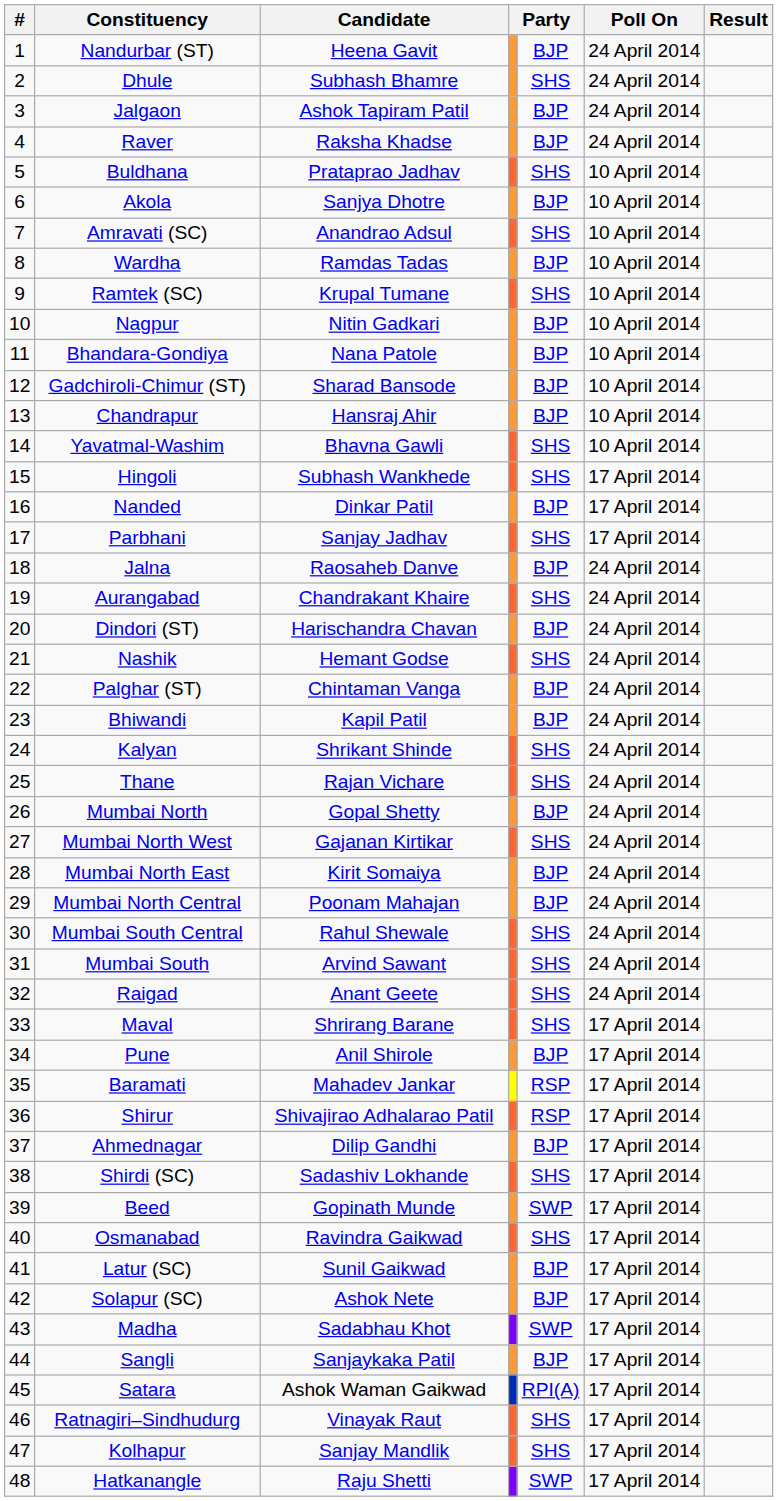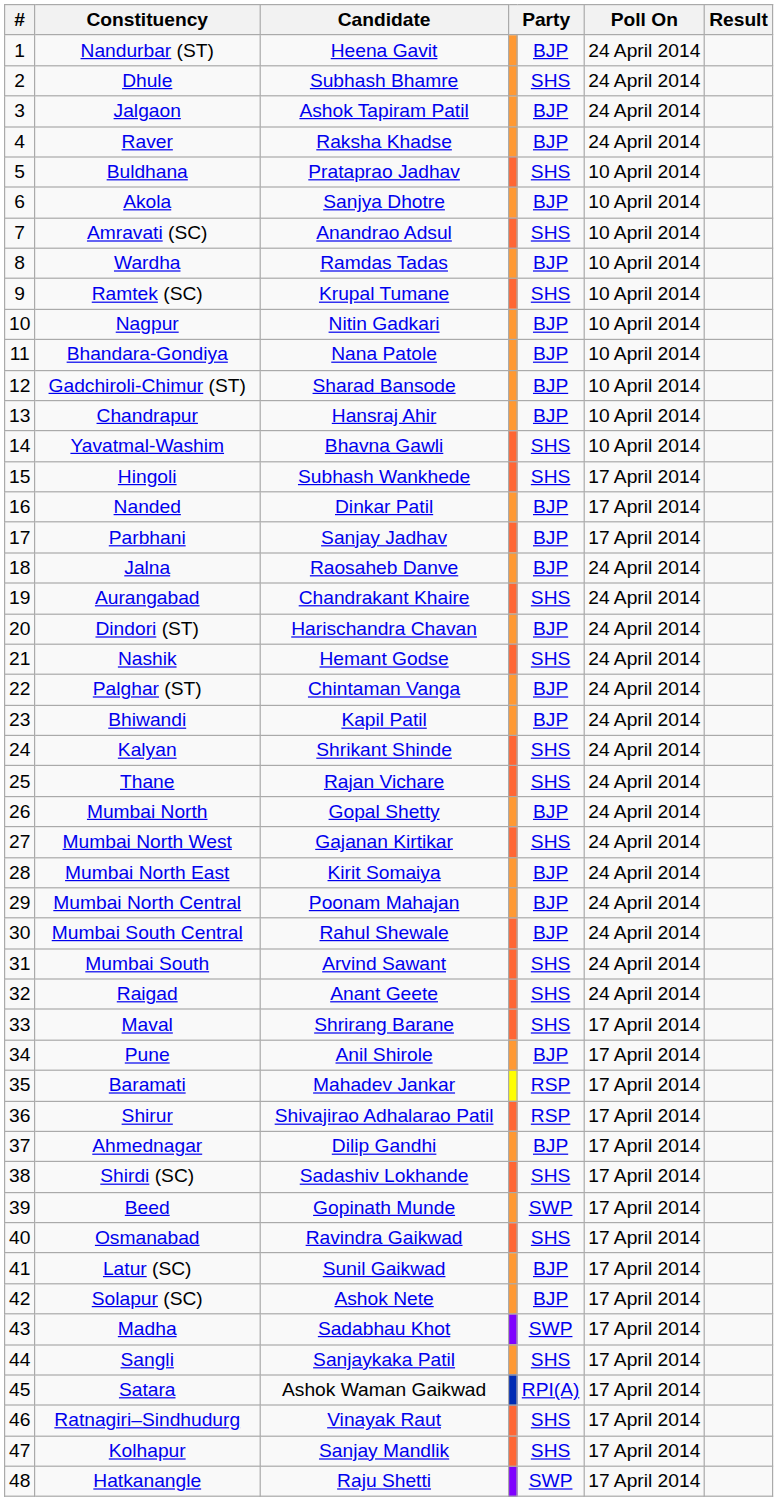(551, 537) SHS -> (551, 537) BJP
(551, 933) SHS -> (551, 933) BJP
(551, 1359) BJP -> (551, 1359) SHS
